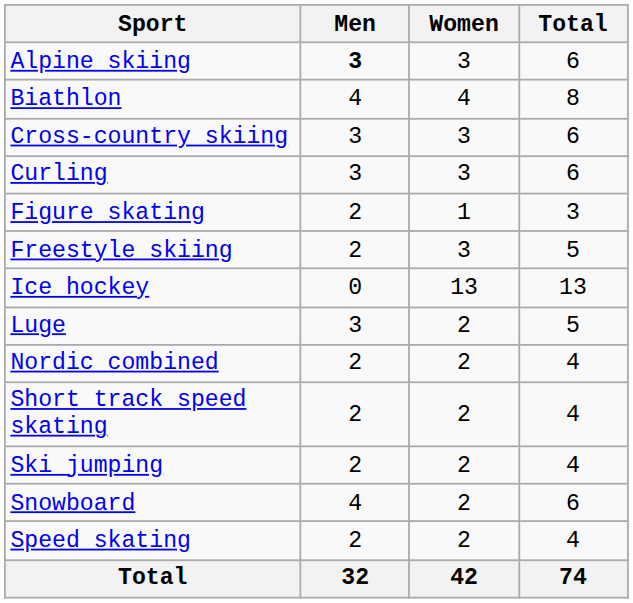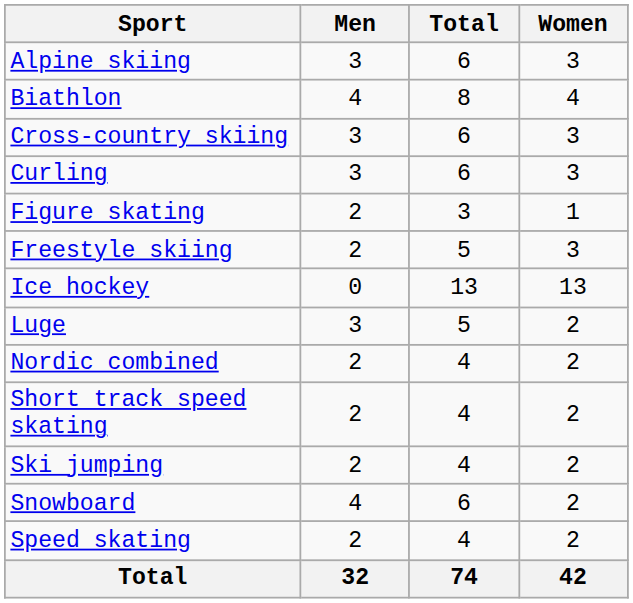columns swapped: (464, 24) <-> (573, 24)
(355, 61) bold -> (355, 61) normal
